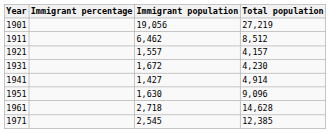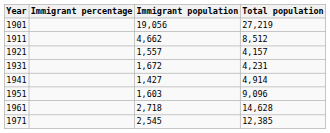(149, 39) 6,462 -> (149, 39) 4,662
(255, 66) 4,230 -> (255, 66) 4,231
(149, 94) 1,630 -> (149, 94) 1,603
